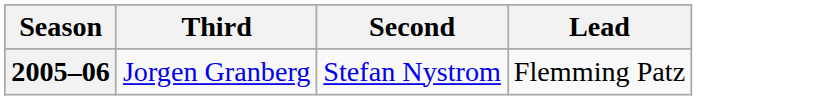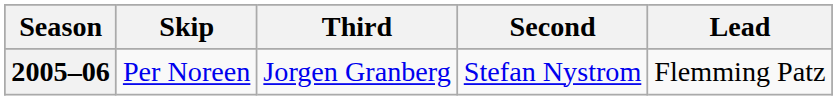+ column: (187, 26)
